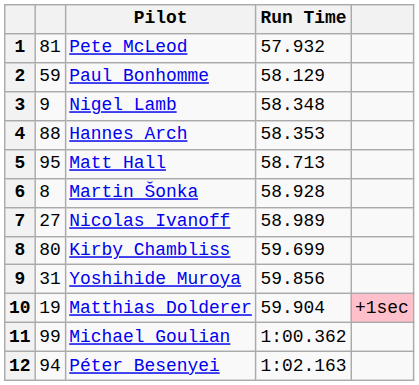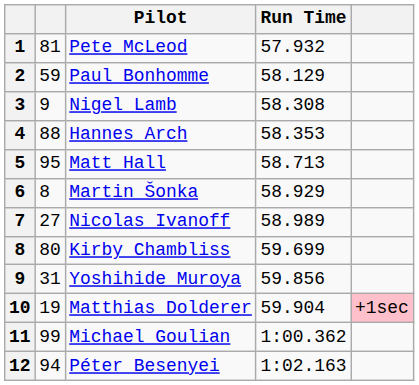(293, 106) 58.348 -> (293, 106) 58.308
(293, 193) 58.928 -> (293, 193) 58.929
